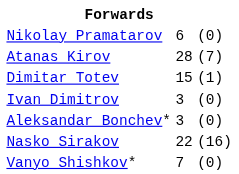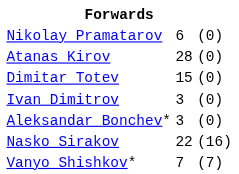(210, 57) (7) -> (210, 57) (0)
(210, 78) (1) -> (210, 78) (0)
(210, 162) (0) -> (210, 162) (7)
